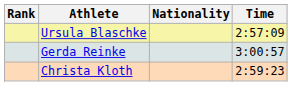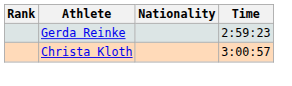- row: (94, 33)
(260, 52) 3:00:57 -> (246, 33) 2:59:23
(260, 71) 2:59:23 -> (246, 52) 3:00:57
